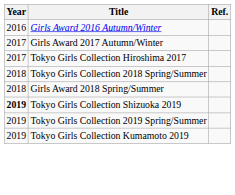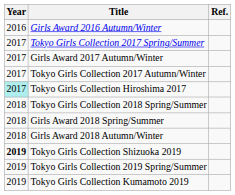+ row: (117, 43)
+ row: (118, 74)
(16, 58) no background -> (16, 89) paleturquoise background
+ row: (97, 136)
